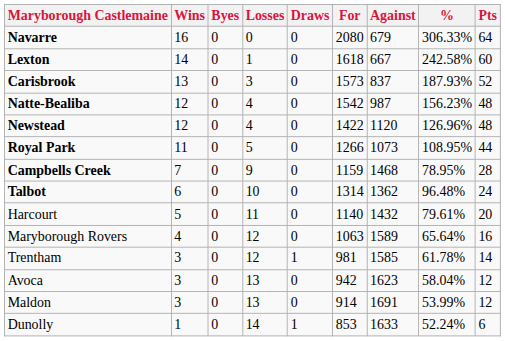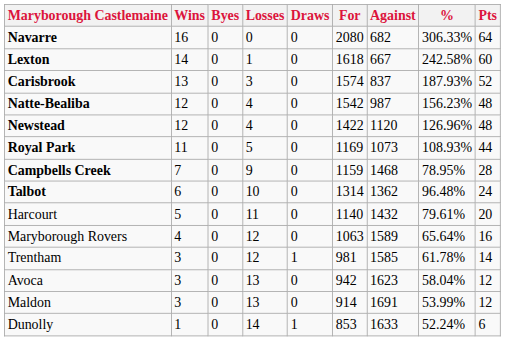(380, 37) 679 -> (380, 37) 682
(350, 81) 1573 -> (350, 81) 1574
(350, 147) 1266 -> (349, 147) 1169
(447, 147) 108.95% -> (447, 147) 108.93%
